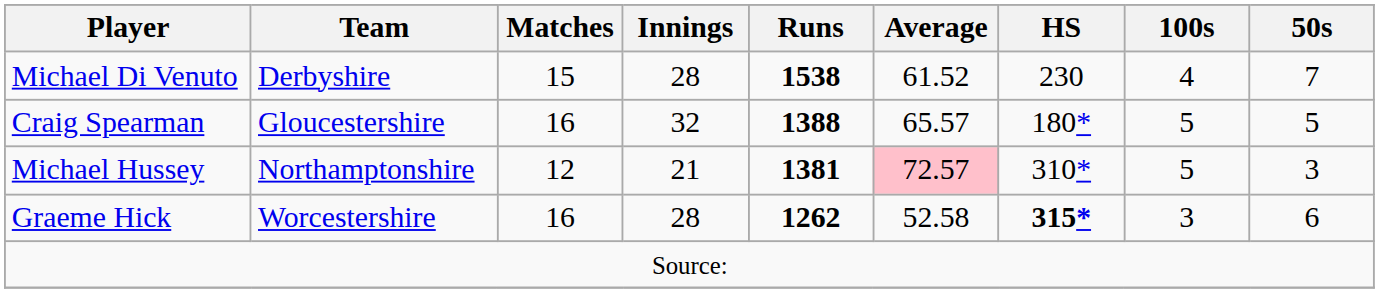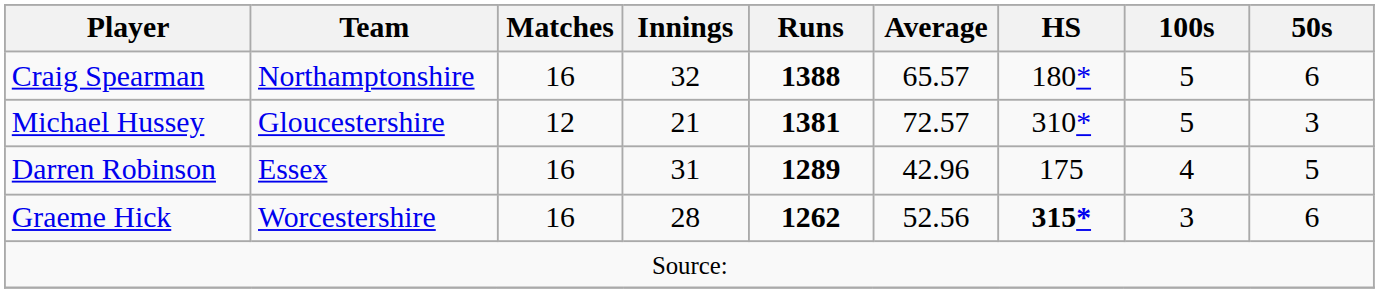- row: (125, 75)
(351, 122) Gloucestershire -> (366, 75) Northamptonshire
(1312, 122) 5 -> (1312, 75) 6
(366, 169) Northamptonshire -> (351, 122) Gloucestershire
(936, 169) pink background -> (936, 122) no background
+ row: (114, 169)
(936, 216) 52.58 -> (936, 216) 52.56
